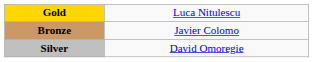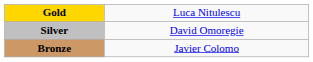rows swapped: (54, 48) <-> (54, 30)
